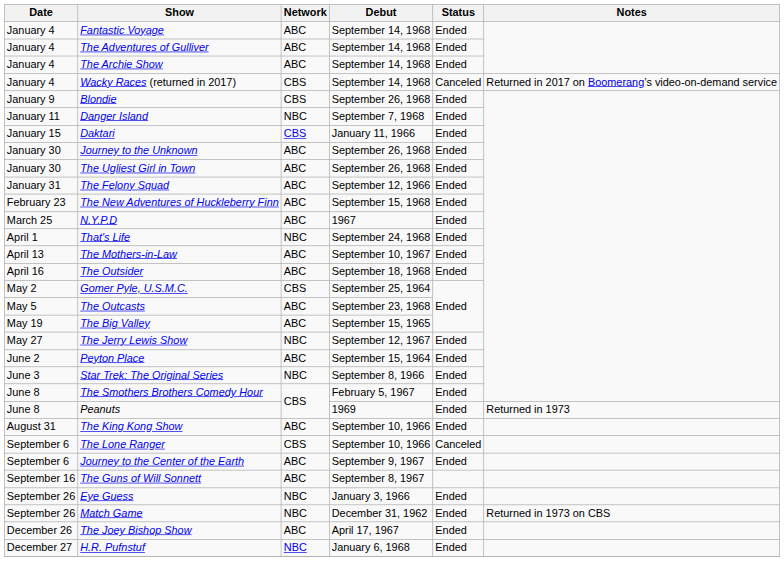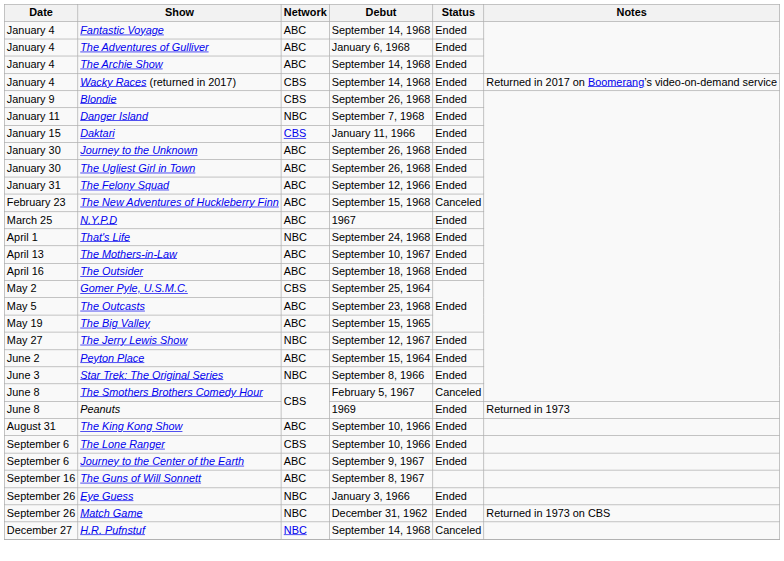(381, 47) September 14, 1968 -> (371, 47) January 6, 1968
(458, 82) Canceled -> (451, 82) Ended
(451, 202) Ended -> (458, 202) Canceled
(451, 392) Ended -> (458, 392) Canceled
(458, 444) Canceled -> (451, 444) Ended
- row: (136, 530)
(371, 548) January 6, 1968 -> (381, 530) September 14, 1968
(451, 548) Ended -> (458, 530) Canceled
